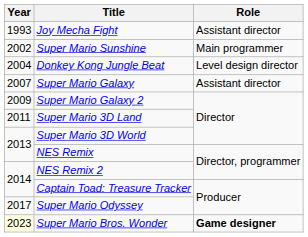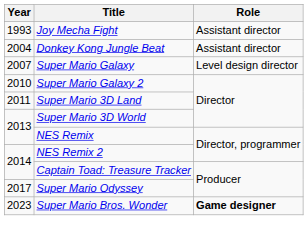- row: (91, 48)
(247, 65) Level design director -> (238, 48) Assistant director
(238, 83) Assistant director -> (247, 65) Level design director
(19, 100) 2009 -> (19, 83) 2010
(19, 223) lightyellow background -> (19, 205) no background
